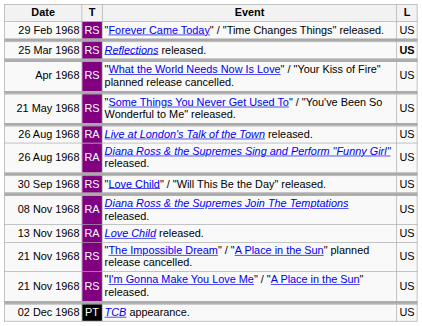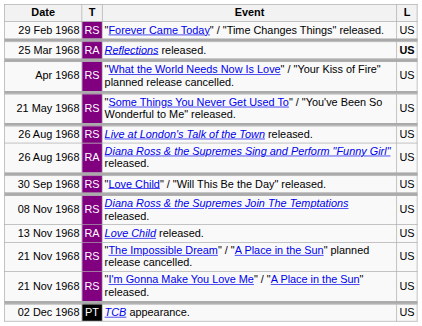(92, 50) RS -> (92, 50) RA
(92, 134) RA -> (92, 134) RS
(92, 210) RA -> (92, 210) RS
